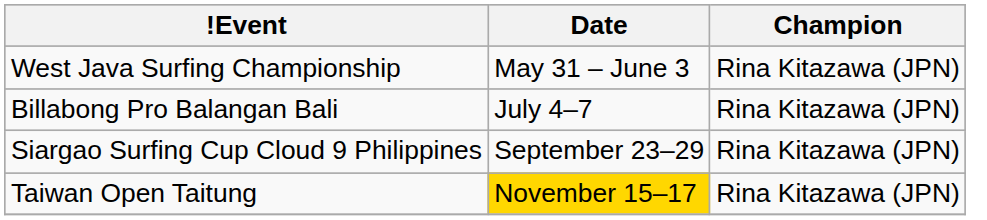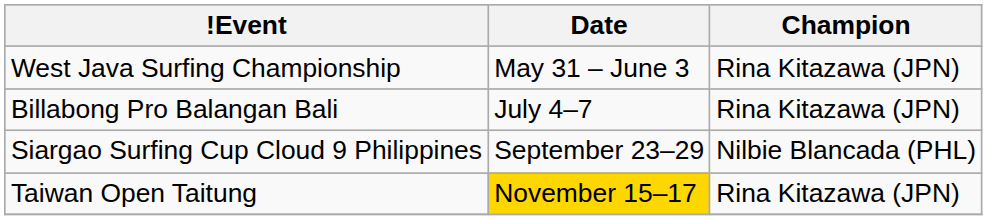(838, 151) Rina Kitazawa (JPN) -> (846, 151) Nilbie Blancada (PHL)
